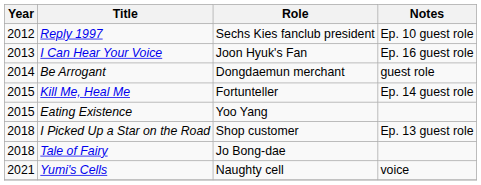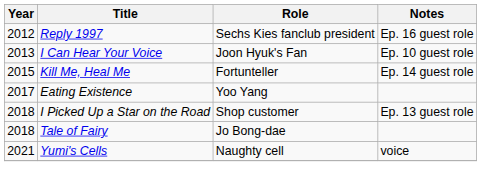(427, 33) Ep. 10 guest role -> (427, 33) Ep. 16 guest role
(427, 53) Ep. 16 guest role -> (427, 53) Ep. 10 guest role
- row: (73, 72)
(21, 111) 2015 -> (21, 92) 2017
